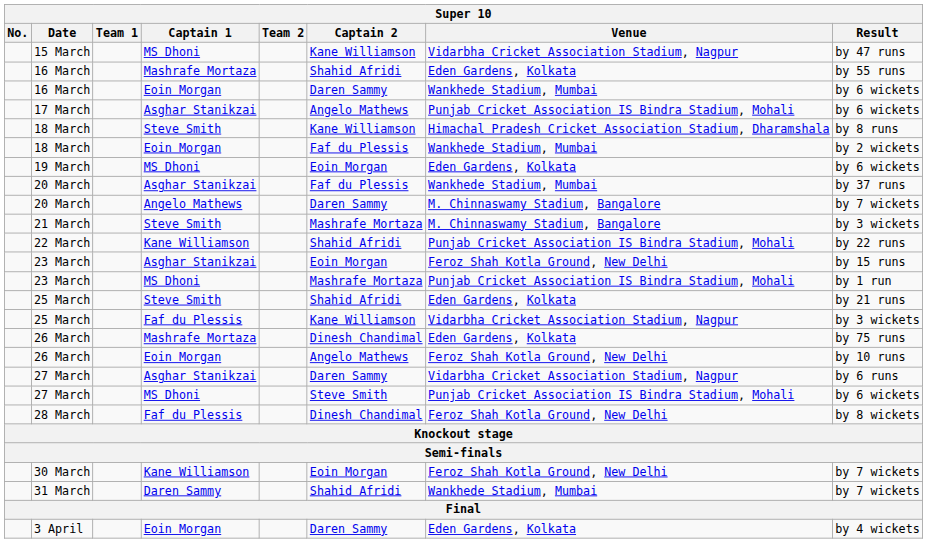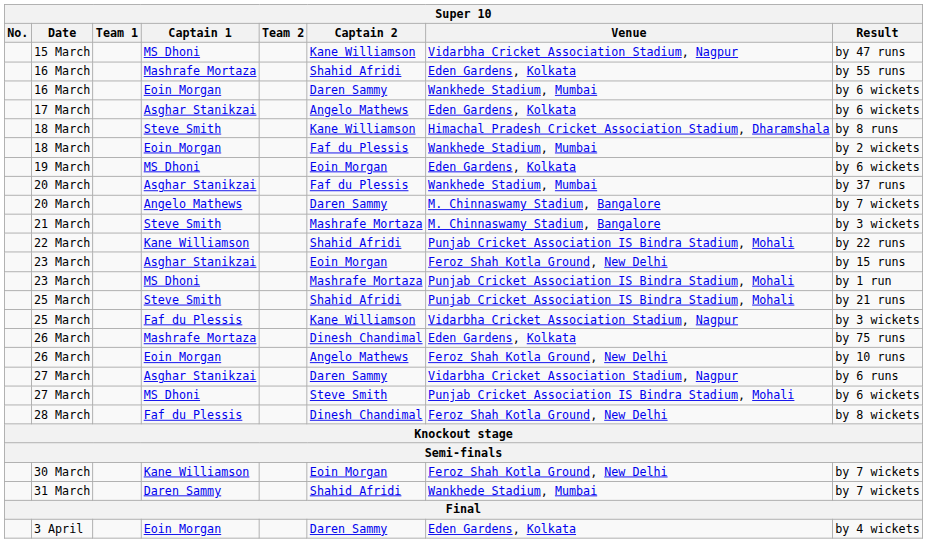(611, 109) Punjab Cricket Association IS Bindra Stadium, Mohali -> (502, 109) Eden Gardens, Kolkata
(502, 300) Eden Gardens, Kolkata -> (611, 300) Punjab Cricket Association IS Bindra Stadium, Mohali
